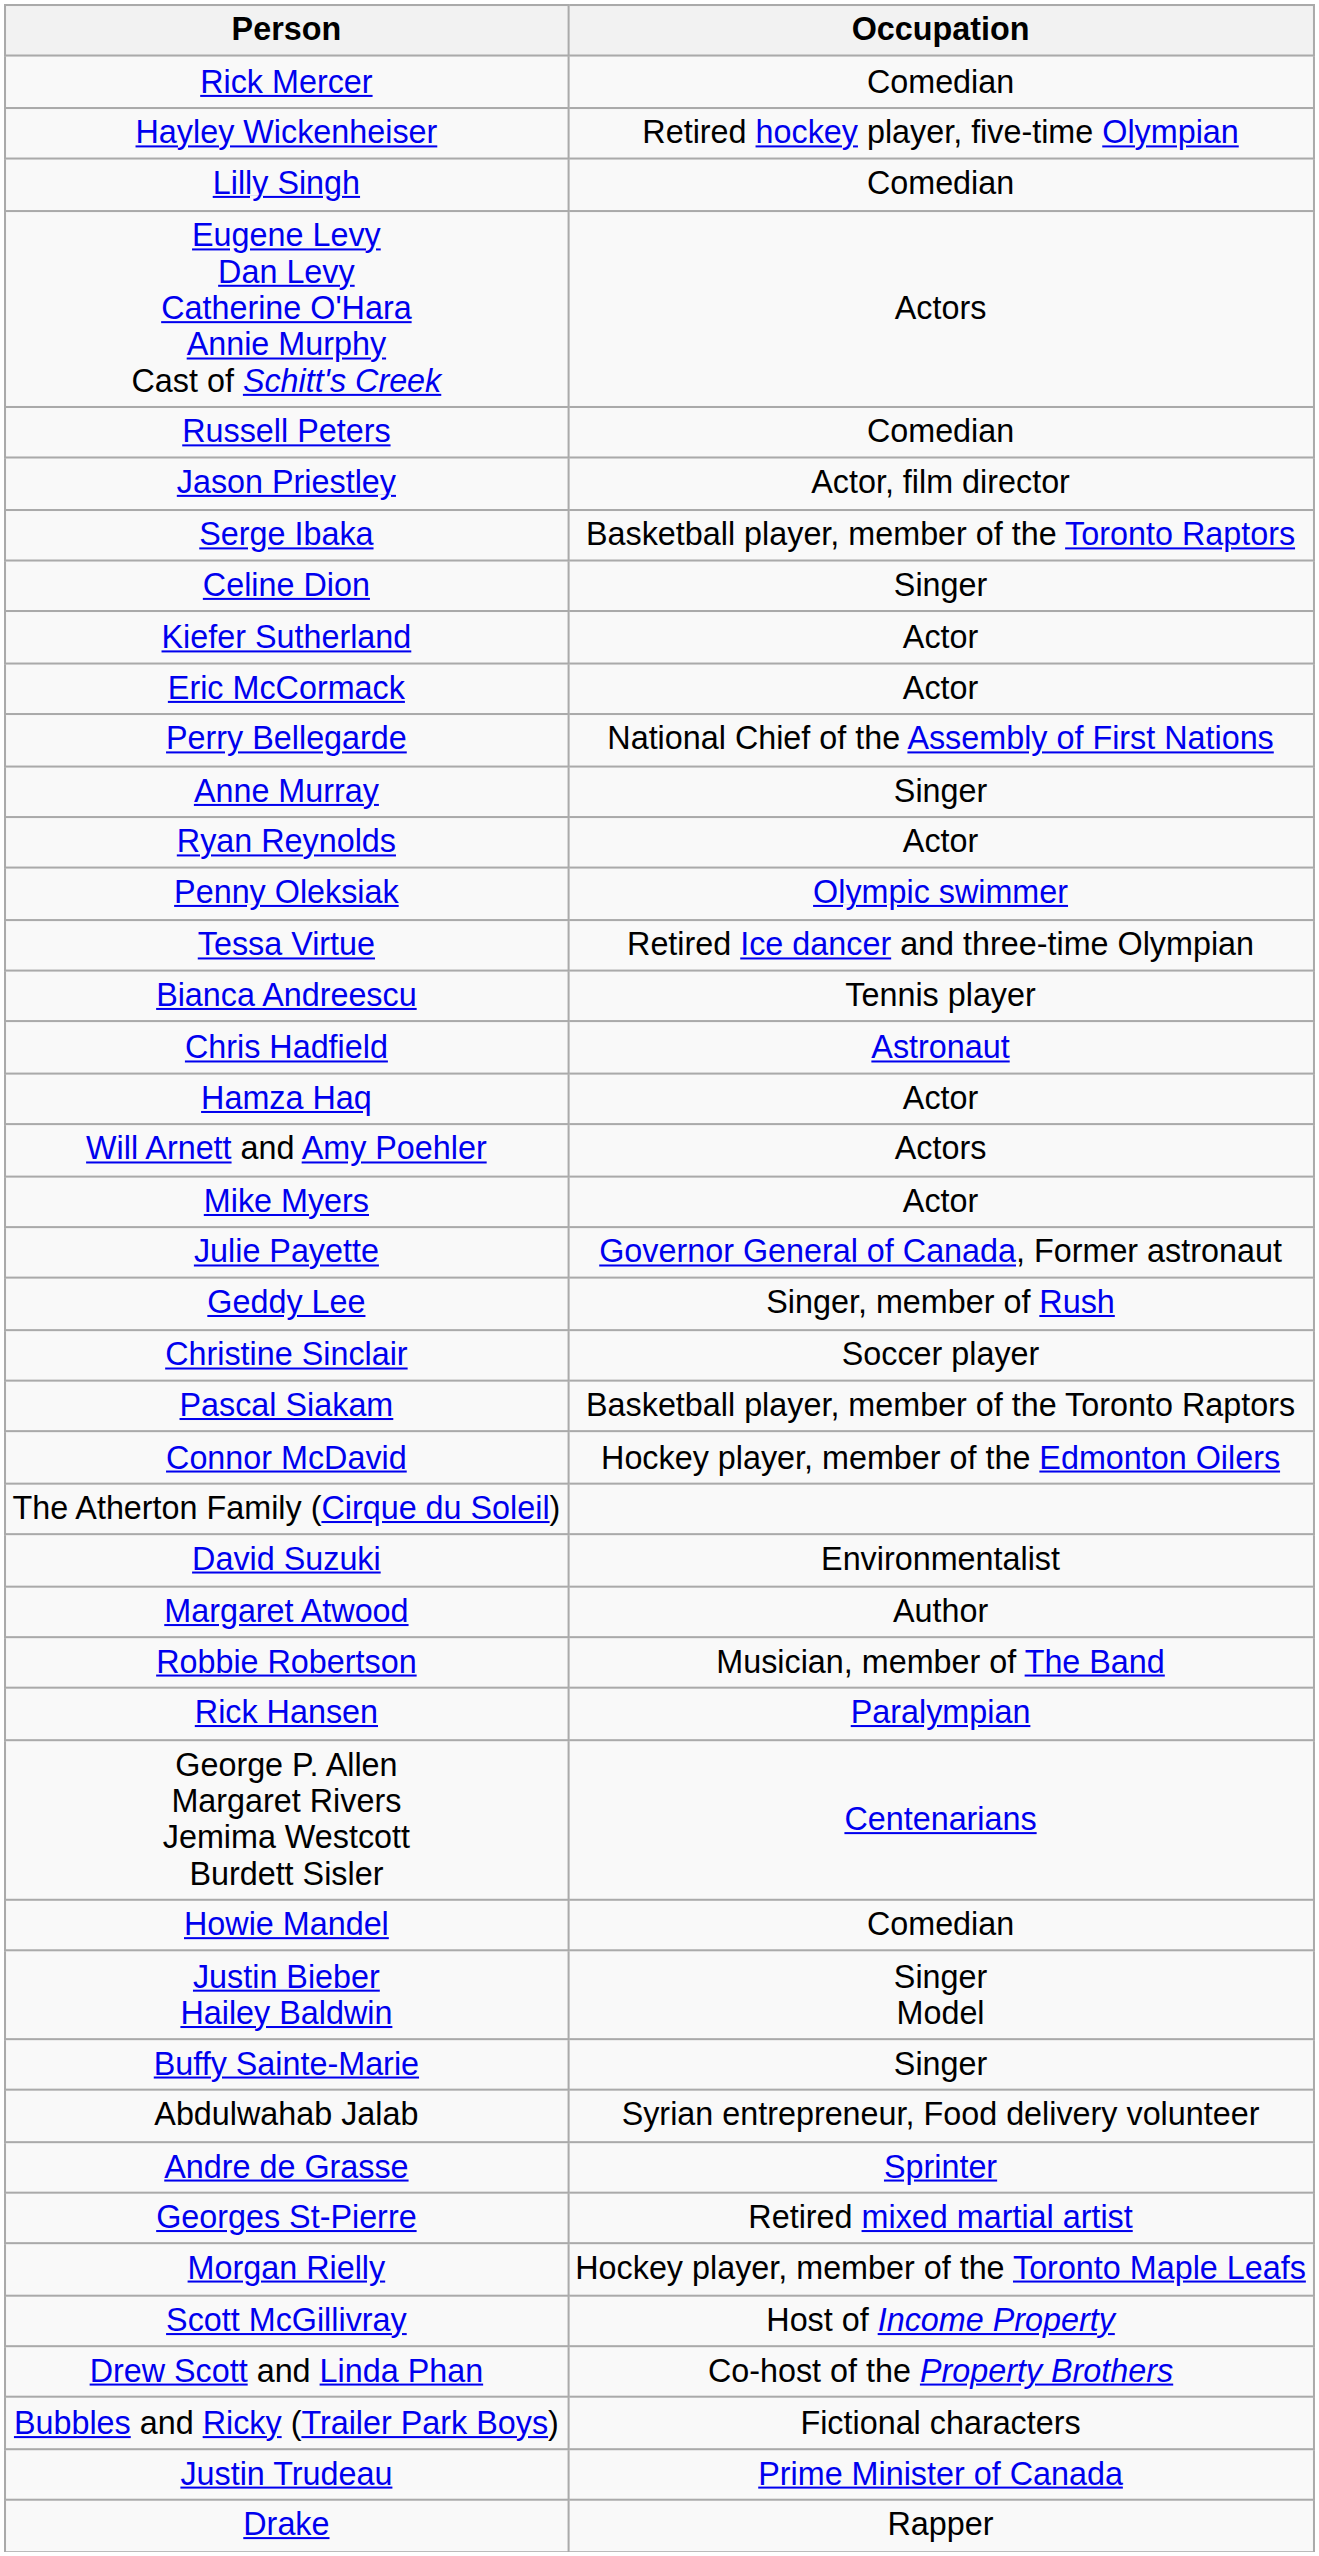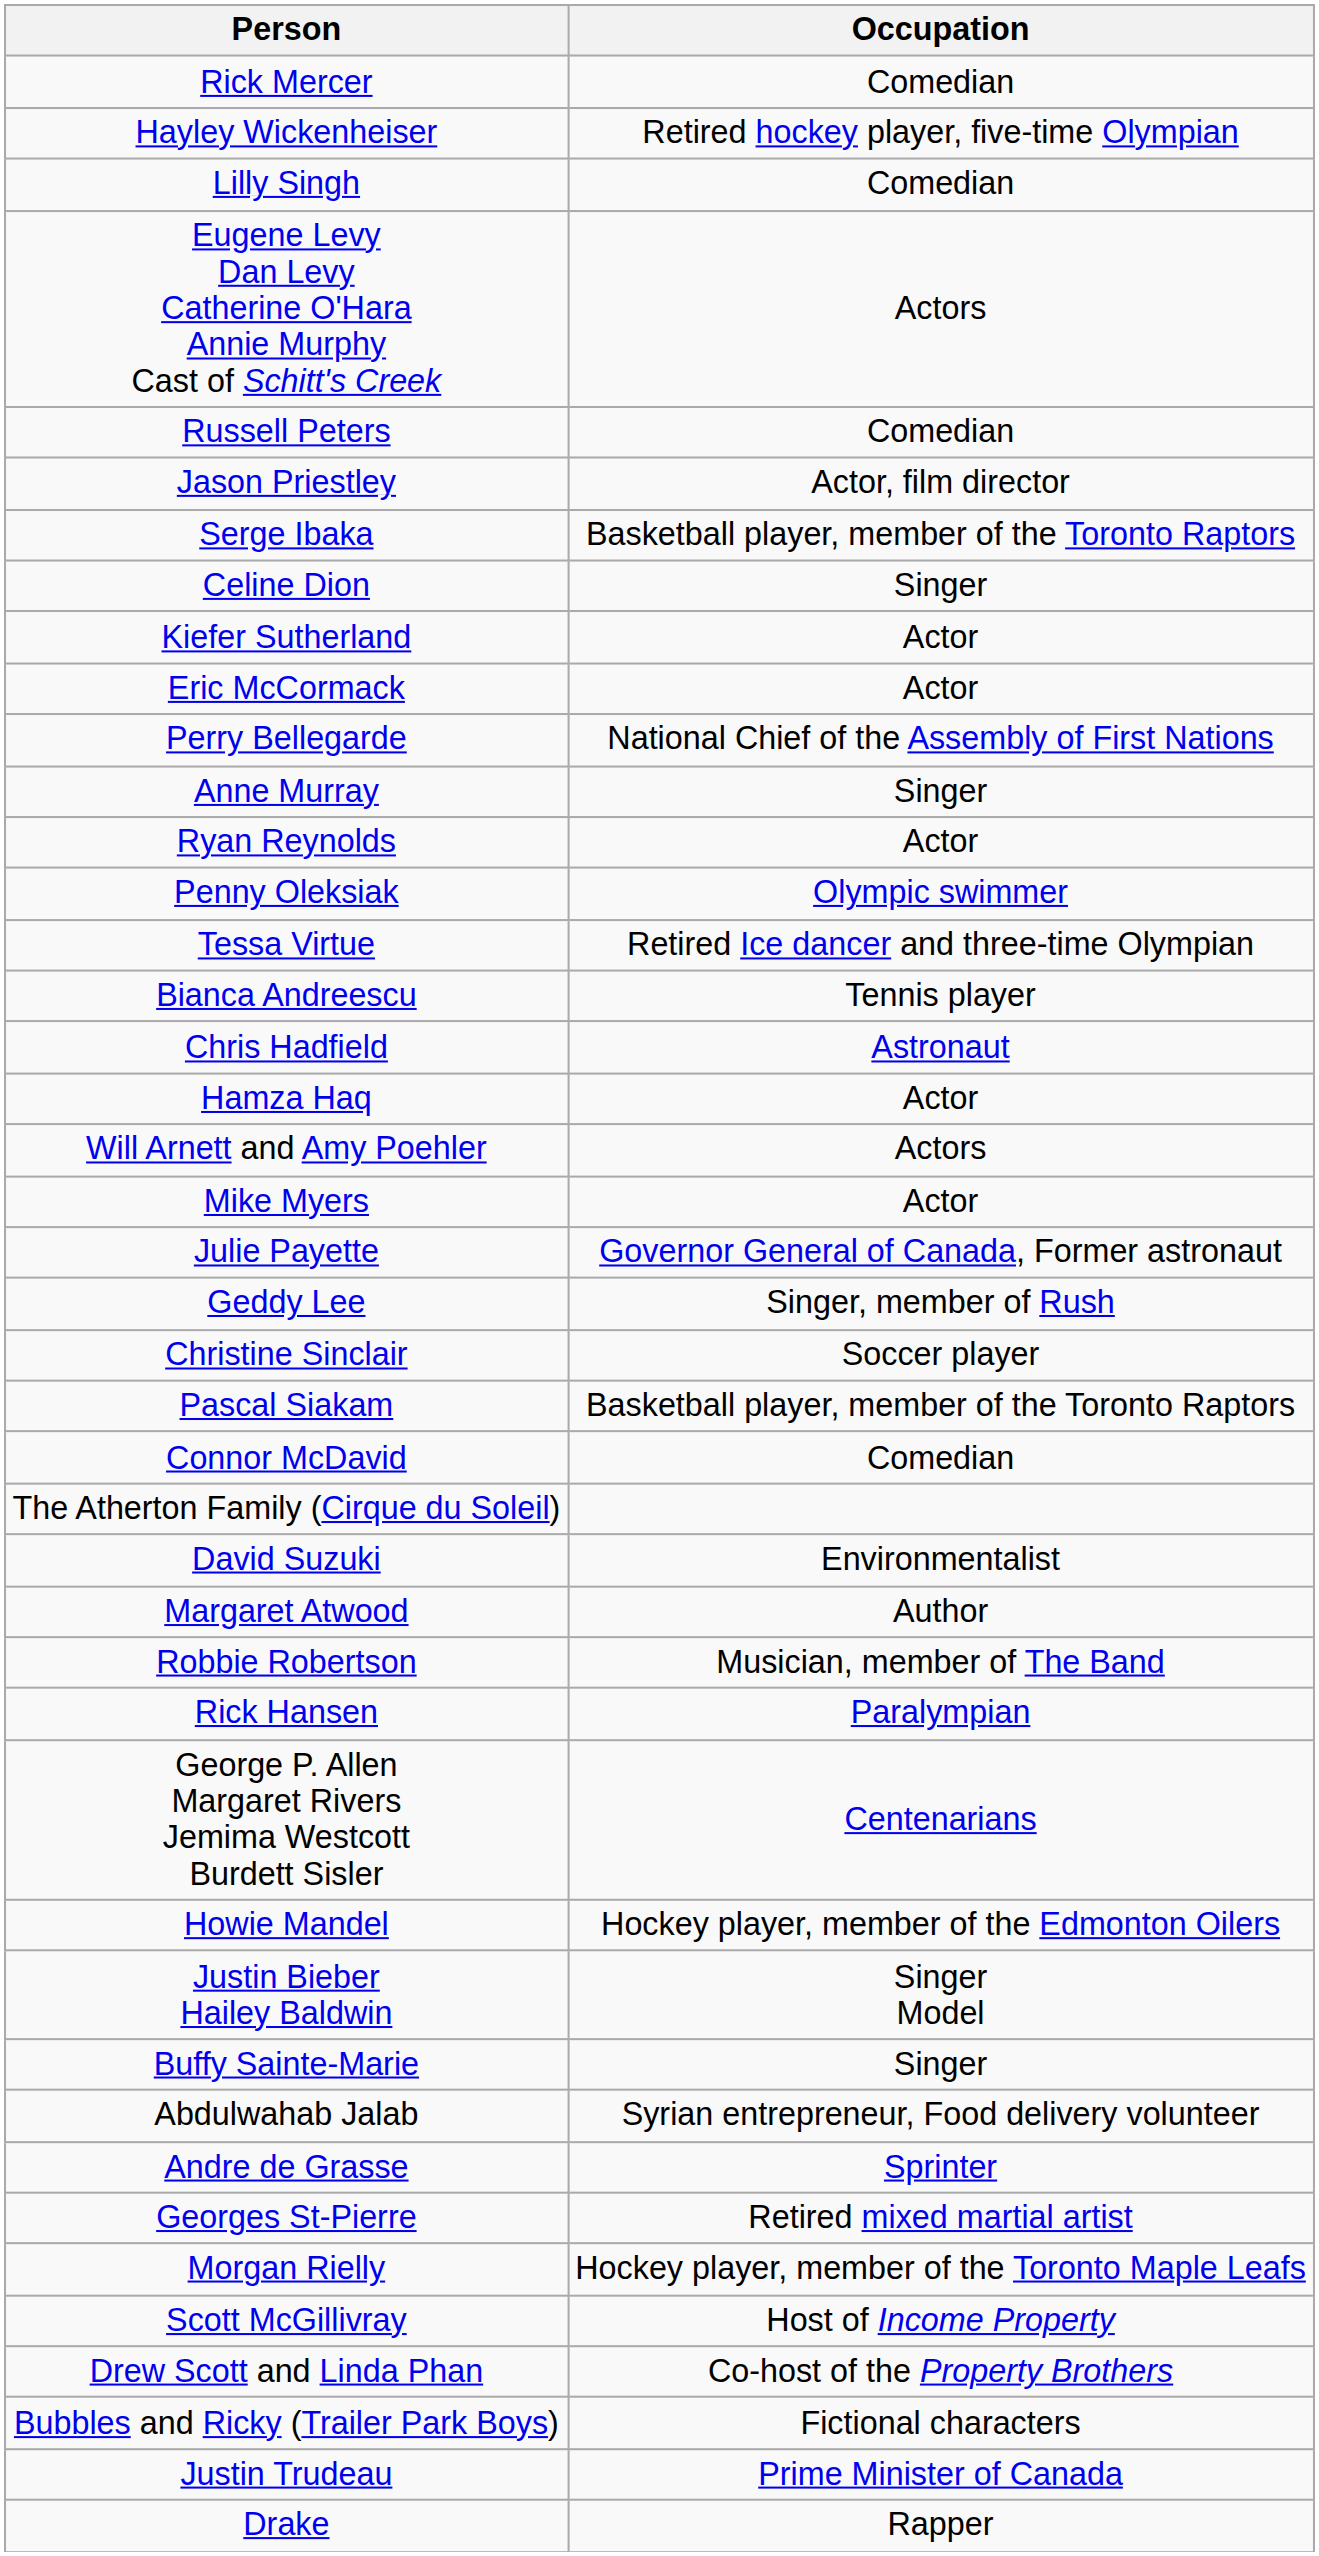(941, 1457) Hockey player, member of the Edmonton Oilers -> (941, 1457) Comedian
(941, 1924) Comedian -> (941, 1924) Hockey player, member of the Edmonton Oilers
